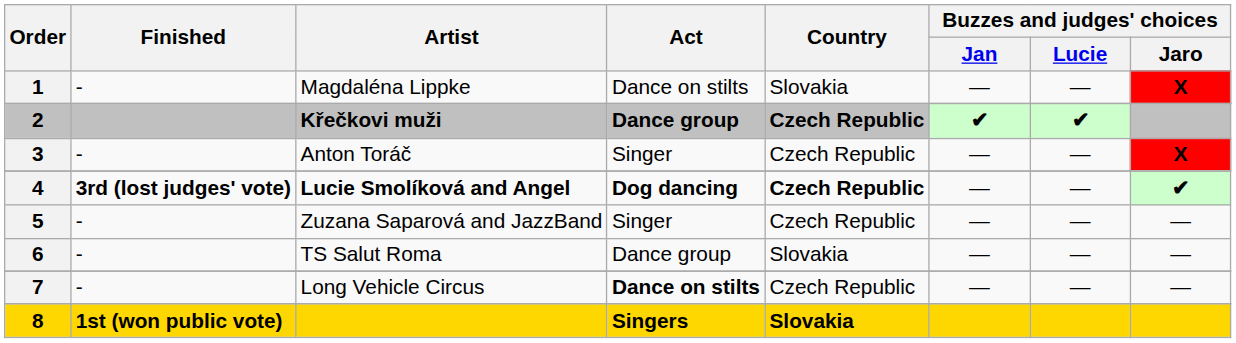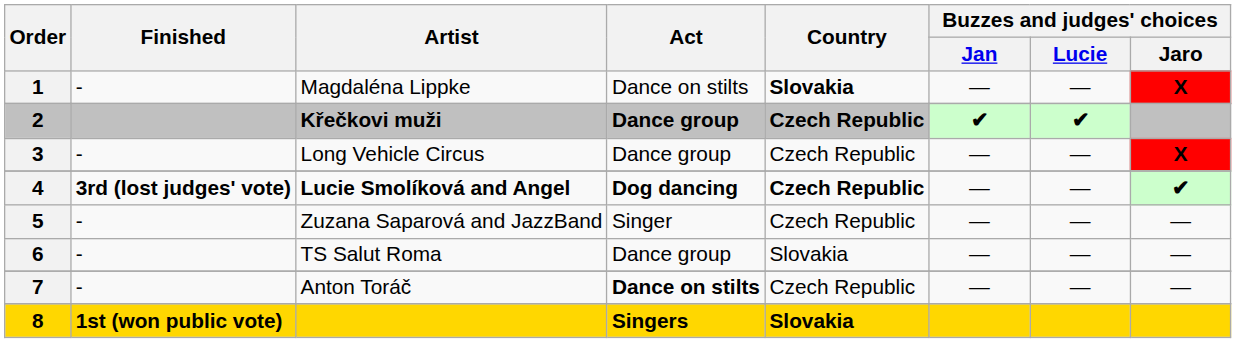(809, 86) normal -> (812, 86) bold
(356, 154) Anton Toráč -> (392, 154) Long Vehicle Circus
(642, 154) Singer -> (672, 154) Dance group
(392, 287) Long Vehicle Circus -> (356, 287) Anton Toráč
